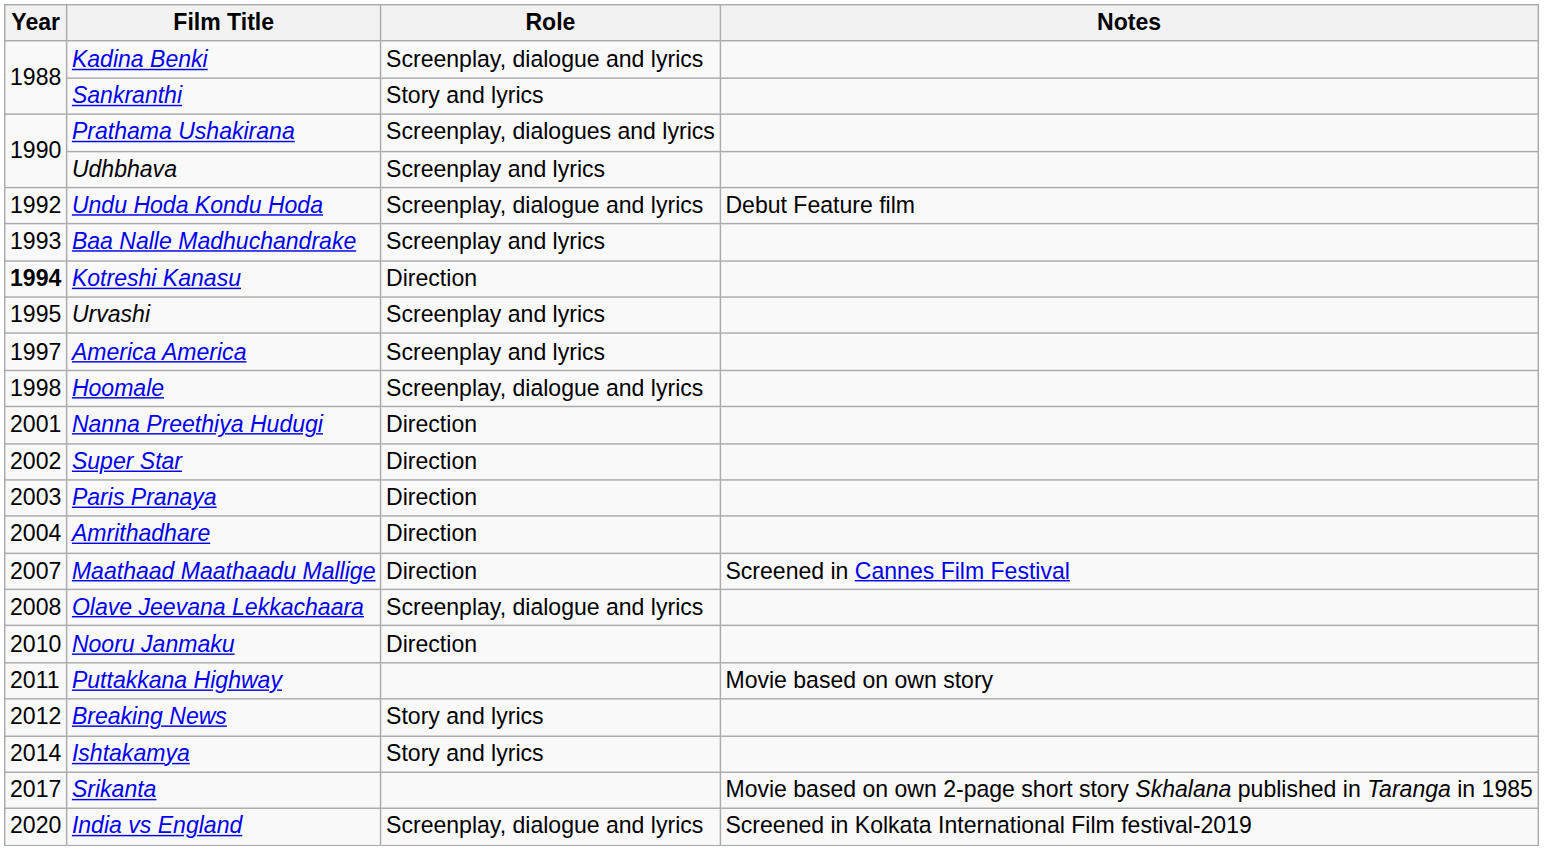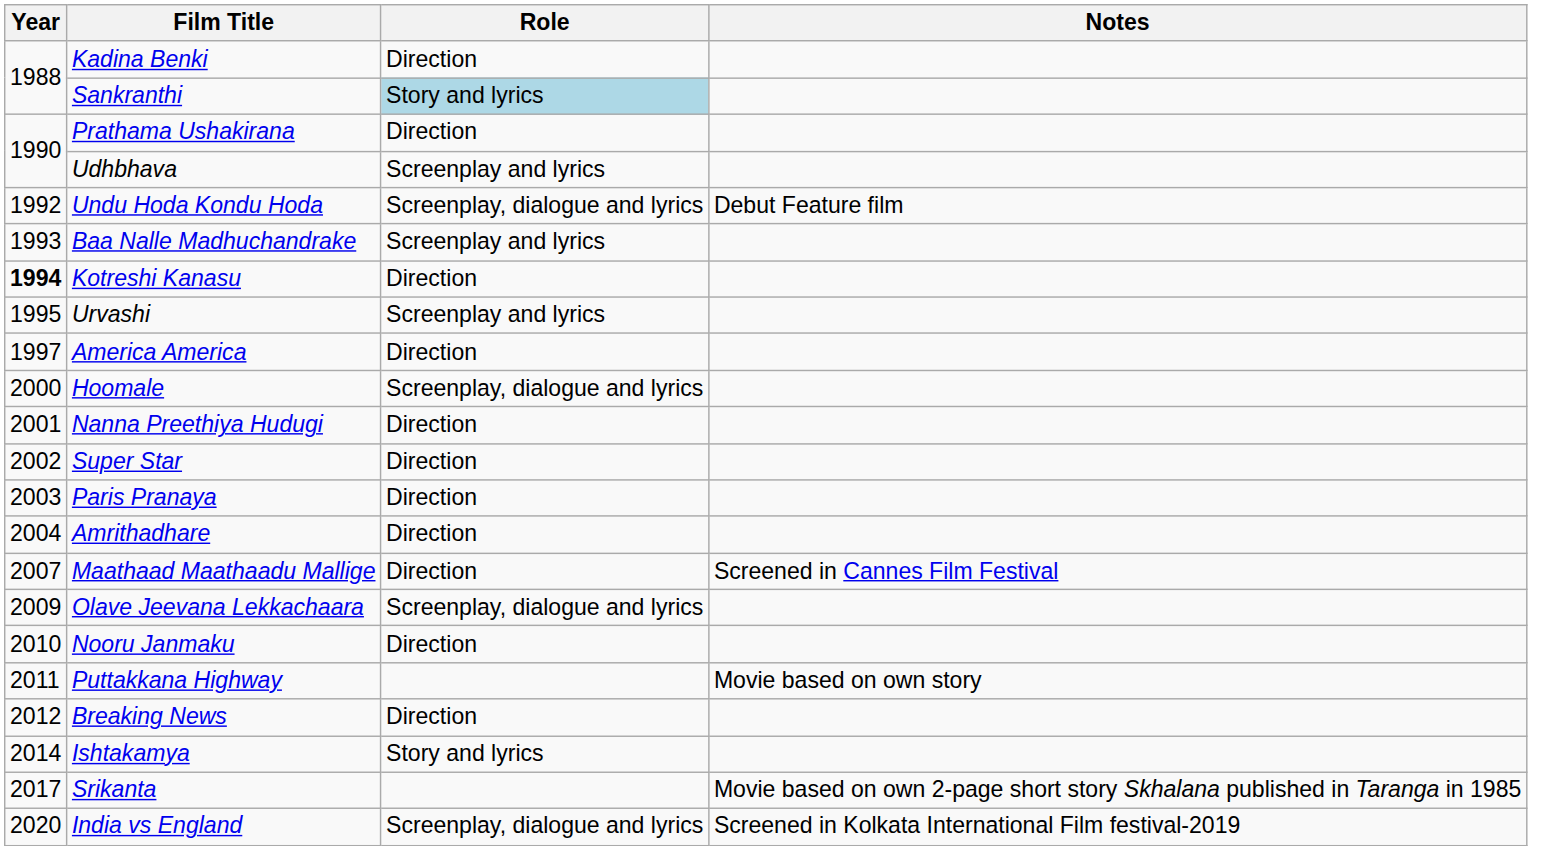(545, 59) Screenplay, dialogue and lyrics -> (432, 59) Direction
(465, 95) no background -> (465, 95) lightblue background
(550, 132) Screenplay, dialogues and lyrics -> (432, 132) Direction
(496, 351) Screenplay and lyrics -> (432, 351) Direction
(36, 388) 1998 -> (36, 388) 2000
(36, 607) 2008 -> (36, 607) 2009
(465, 717) Story and lyrics -> (432, 717) Direction
